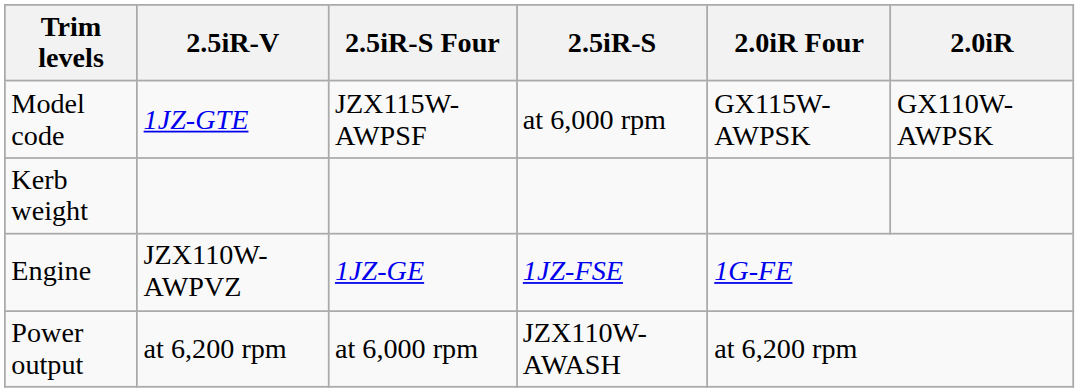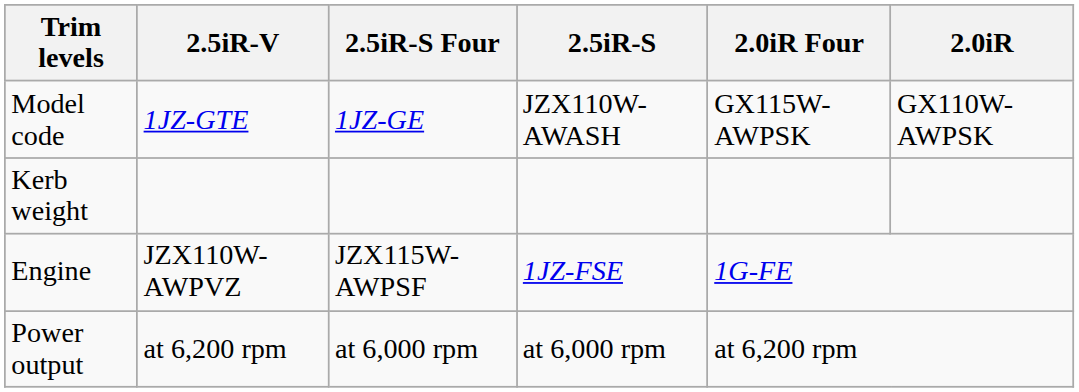(397, 119) JZX115W-AWPSF -> (380, 119) 1JZ-GE
(594, 119) at 6,000 rpm -> (585, 119) JZX110W-AWASH
(380, 271) 1JZ-GE -> (397, 271) JZX115W-AWPSF
(585, 348) JZX110W-AWASH -> (594, 348) at 6,000 rpm
